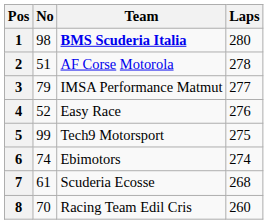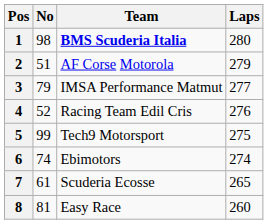(240, 64) 278 -> (240, 64) 279
(91, 111) Easy Race -> (126, 111) Racing Team Edil Cris
(240, 183) 268 -> (240, 183) 265
(43, 207) 70 -> (43, 207) 81
(126, 207) Racing Team Edil Cris -> (91, 207) Easy Race
